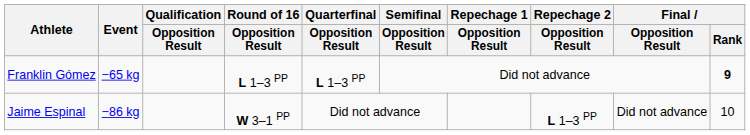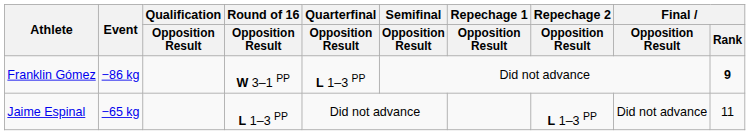(121, 75) −65 kg -> (121, 75) −86 kg
(263, 82) L 1–3 PP -> (263, 82) W 3–1 PP
(121, 112) −86 kg -> (121, 112) −65 kg
(263, 119) W 3–1 PP -> (263, 119) L 1–3 PP
(728, 112) 10 -> (728, 112) 11
